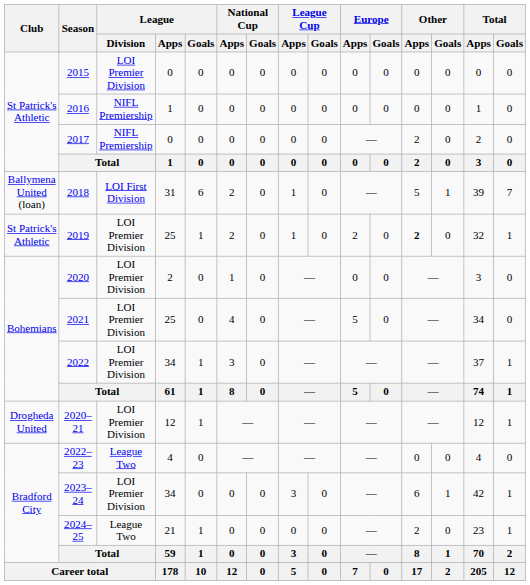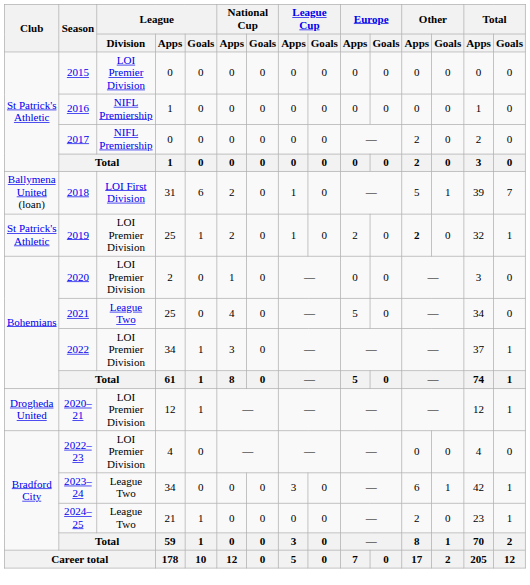(126, 319) LOI Premier Division -> (126, 313) League Two
(126, 458) League Two -> (126, 452) LOI Premier Division
(126, 494) LOI Premier Division -> (126, 488) League Two
